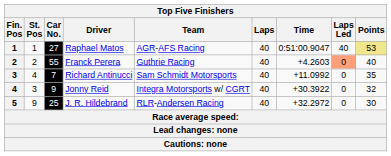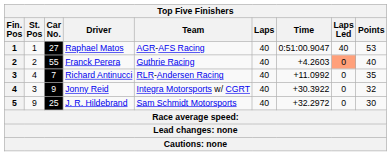(371, 48) khaki background -> (371, 48) no background
(187, 75) Sam Schmidt Motorsports -> (180, 75) RLR-Andersen Racing
(180, 103) RLR-Andersen Racing -> (187, 103) Sam Schmidt Motorsports
